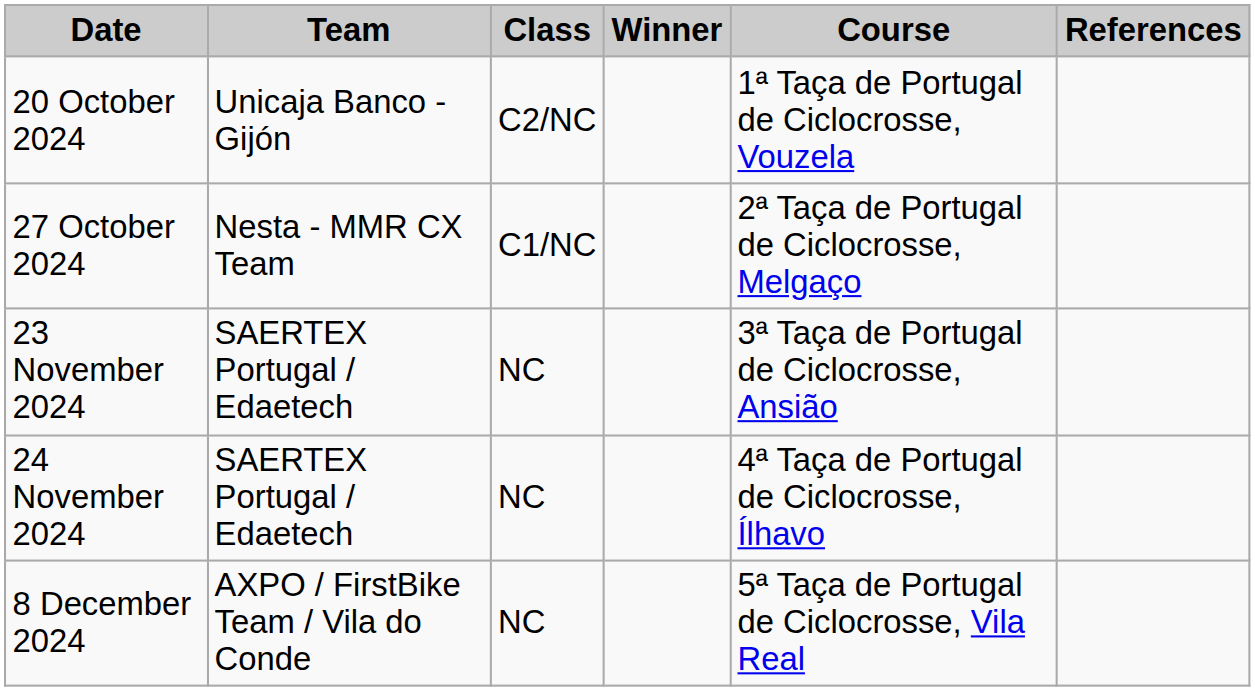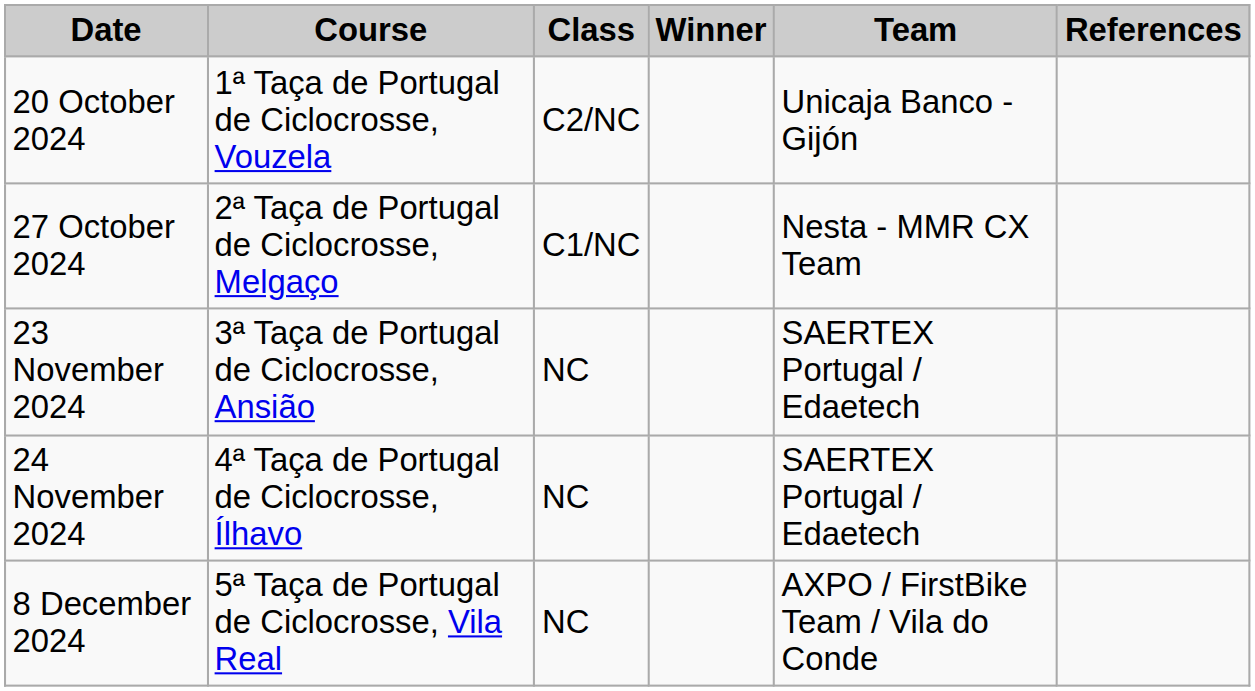columns swapped: (894, 30) <-> (349, 30)
